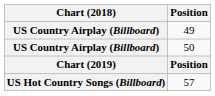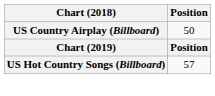- row: (189, 30)
